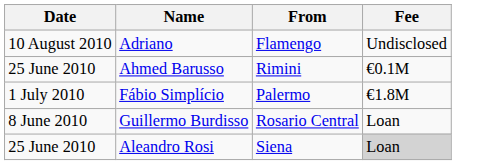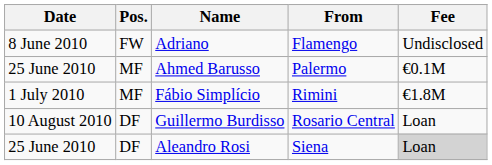+ column: (133, 17)
(60, 43) 10 August 2010 -> (48, 43) 8 June 2010
(279, 69) Rimini -> (319, 69) Palermo
(283, 95) Palermo -> (315, 95) Rimini
(48, 120) 8 June 2010 -> (60, 120) 10 August 2010
